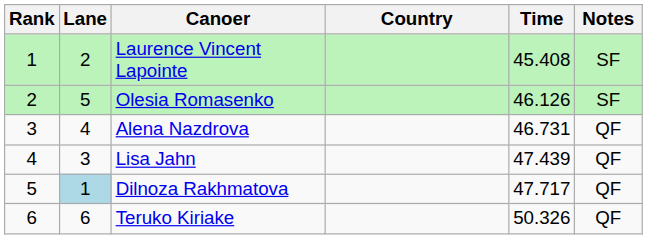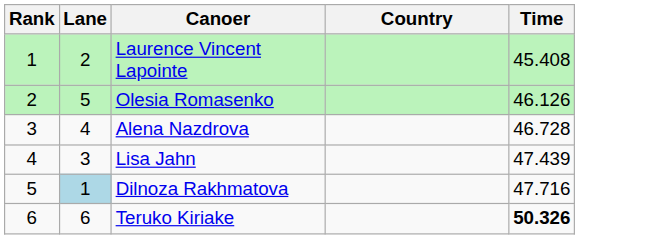- column: (608, 19)
(542, 129) 46.731 -> (542, 129) 46.728
(542, 188) 47.717 -> (542, 188) 47.716
(542, 218) normal -> (542, 218) bold
